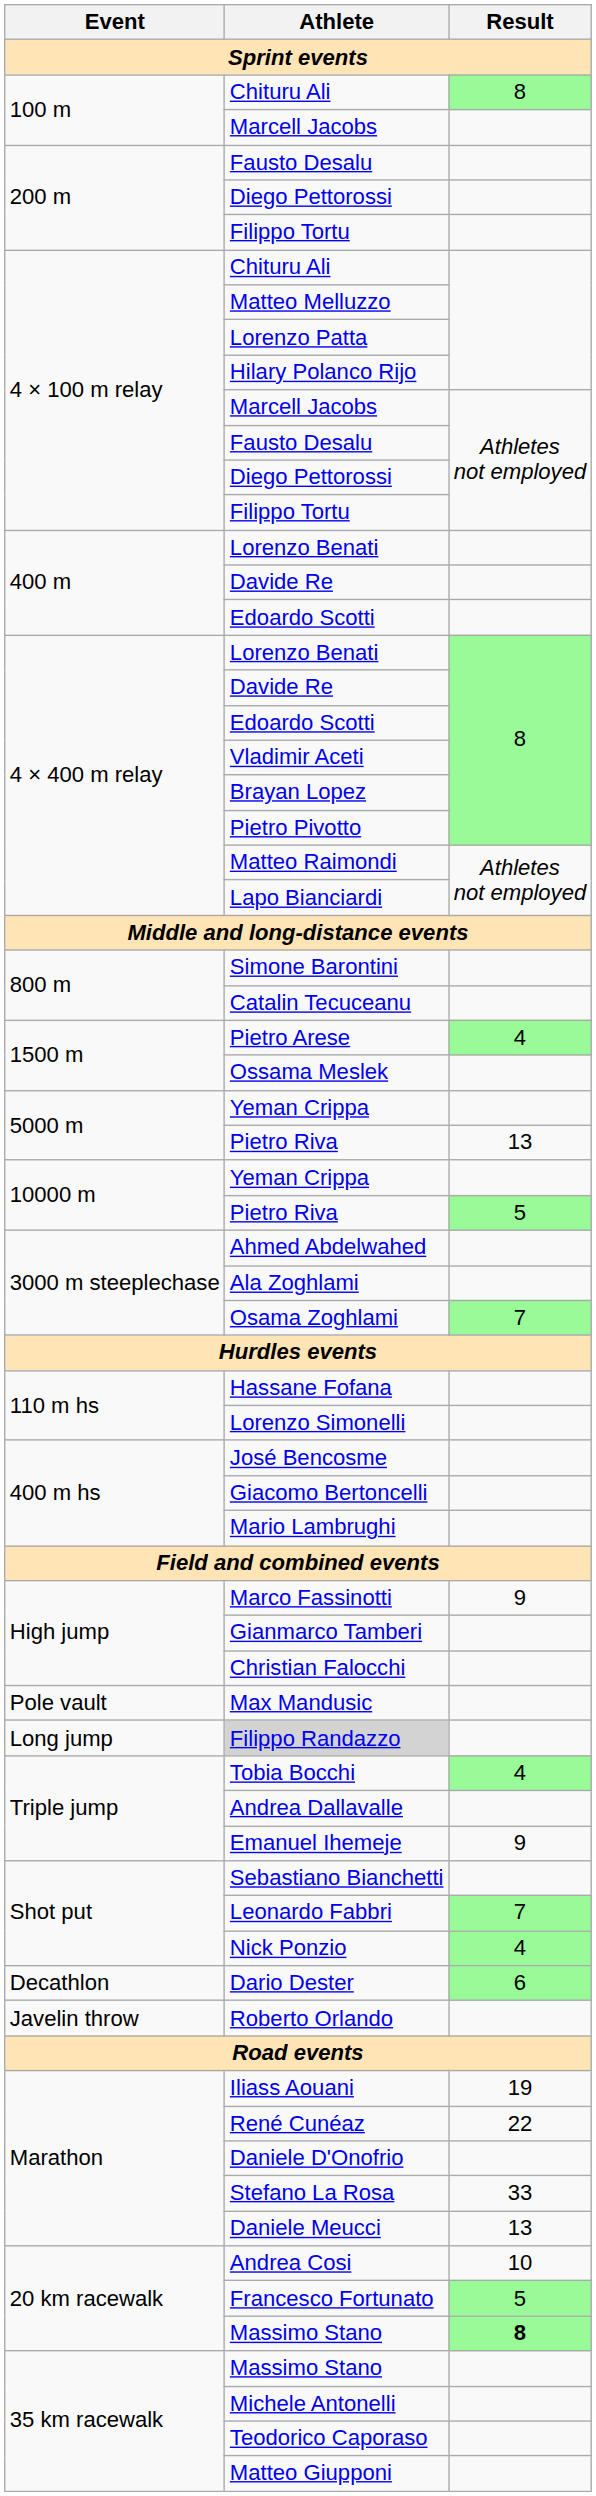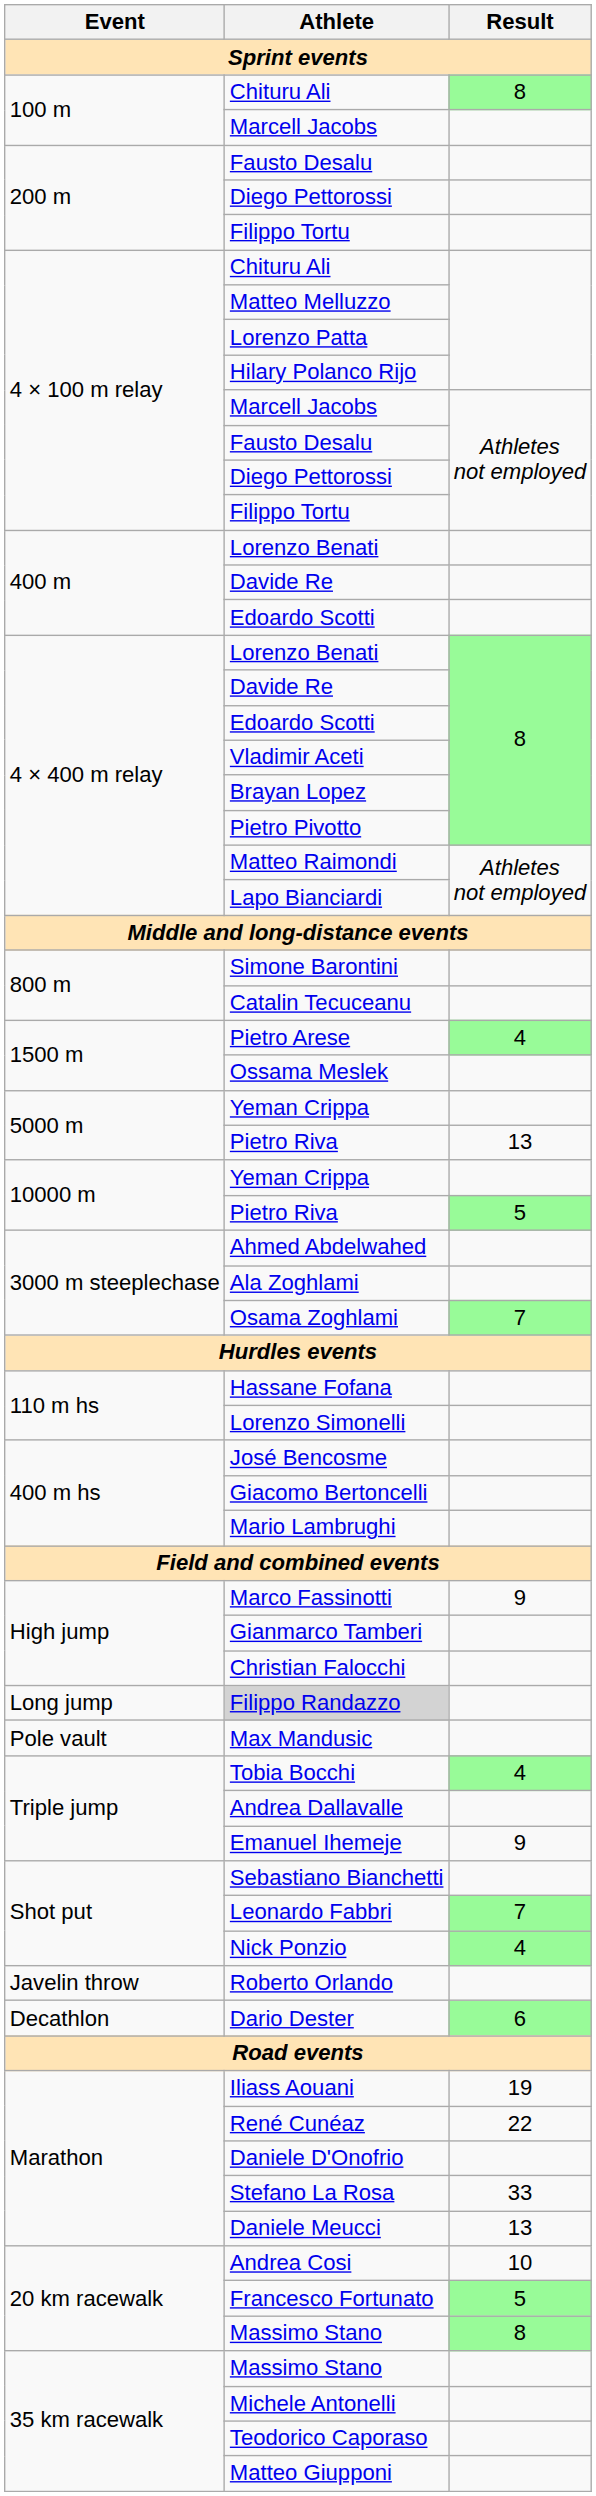rows swapped: (58, 1702) <-> (61, 1737)
rows swapped: (74, 2018) <-> (59, 1982)
(520, 2333) bold -> (520, 2333) normal
